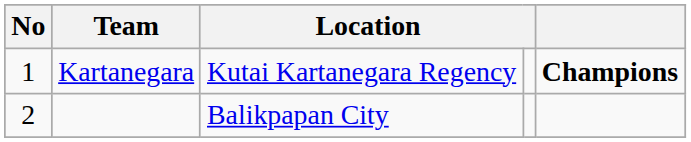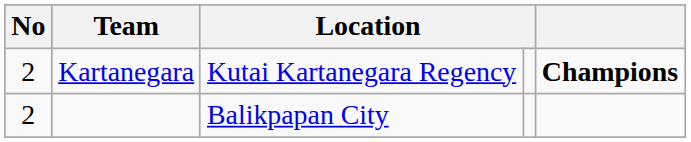(28, 70) 1 -> (28, 70) 2
